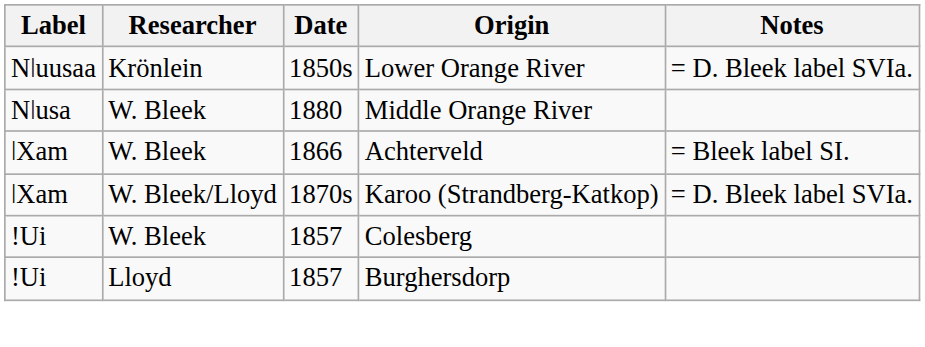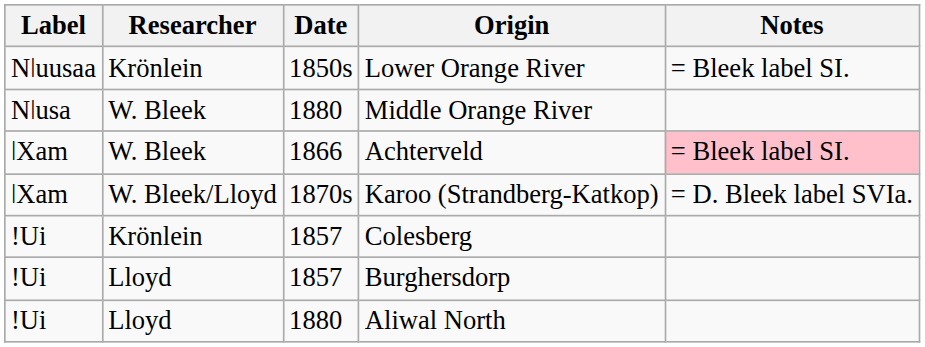(792, 67) = D. Bleek label SVIa. -> (760, 67) = Bleek label SI.
(760, 151) no background -> (760, 151) pink background
(157, 236) W. Bleek -> (155, 236) Krönlein
+ row: (435, 320)
